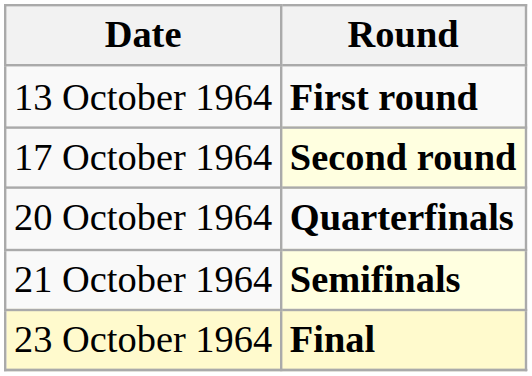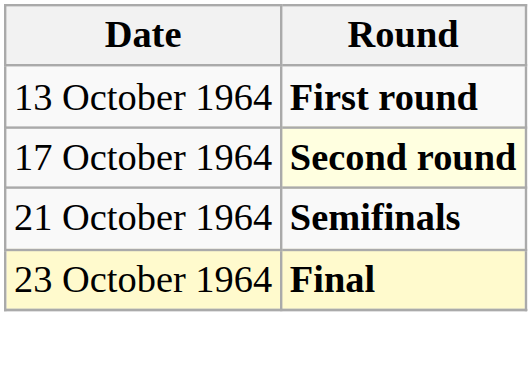- row: (143, 217)
(375, 278) lightyellow background -> (375, 217) no background
